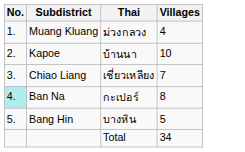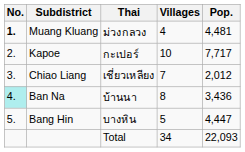+ column: (221, 13)
(11, 32) normal -> (11, 32) bold
(120, 54) บ้านนา -> (121, 54) กะเปอร์
(121, 97) กะเปอร์ -> (120, 97) บ้านนา
